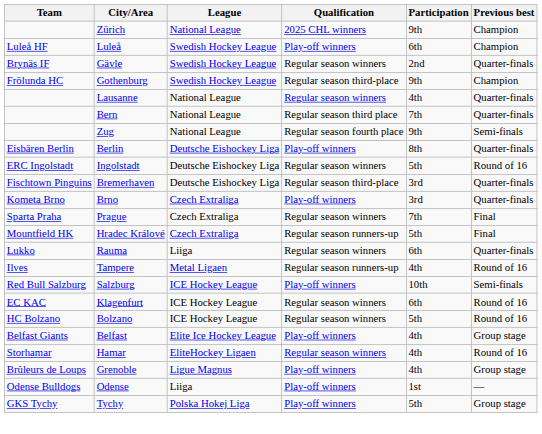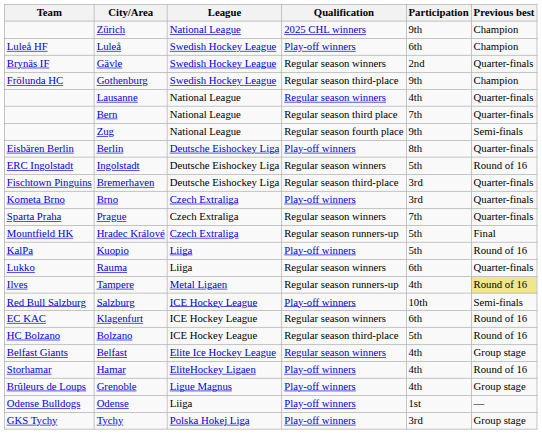(485, 217) Final -> (504, 217) Quarter-finals
+ row: (113, 251)
(500, 268) no background -> (500, 285) khaki background
(335, 319) Regular season winners -> (341, 336) Regular season third-place
(320, 336) Play-off winners -> (335, 353) Regular season winners
(335, 353) Regular season winners -> (320, 370) Play-off winners
(415, 404) 5th -> (416, 421) 3rd
